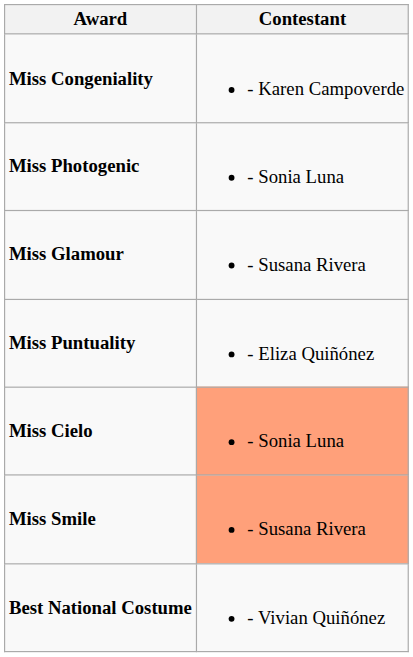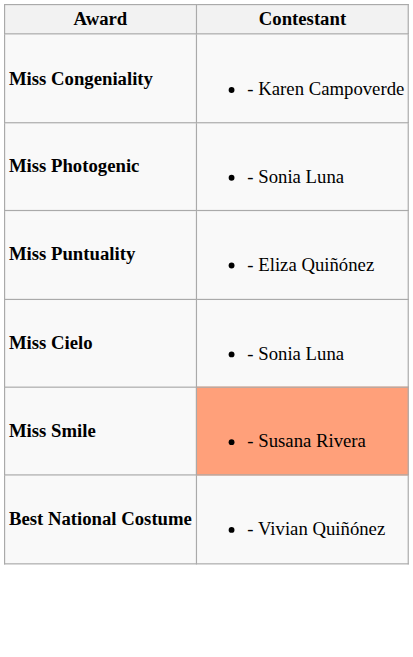- row: (66, 254)
(302, 442) lightsalmon background -> (302, 353) no background
